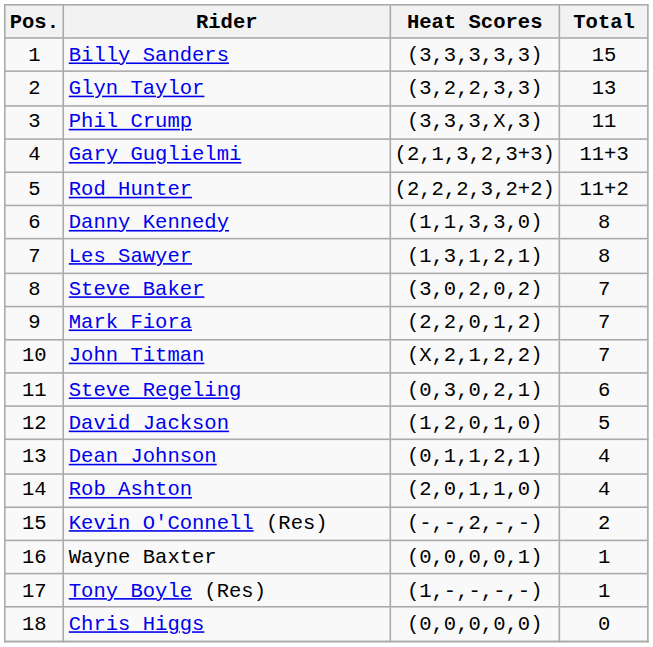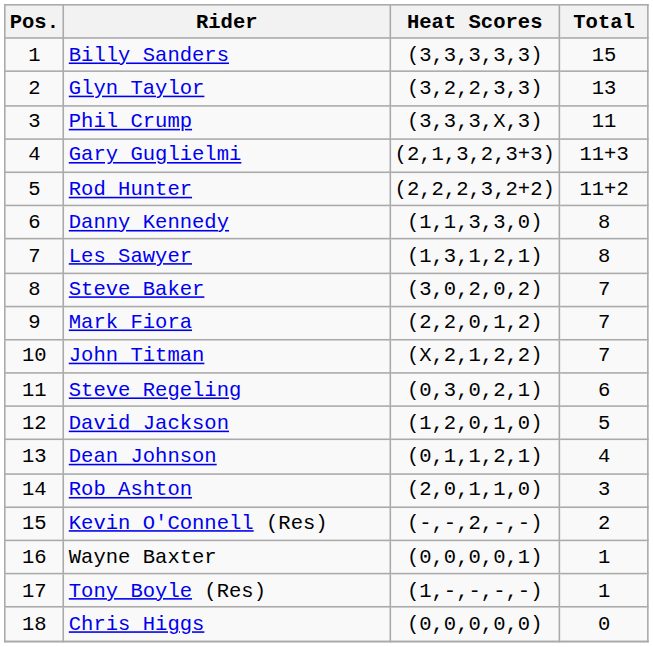(604, 490) 4 -> (604, 490) 3
